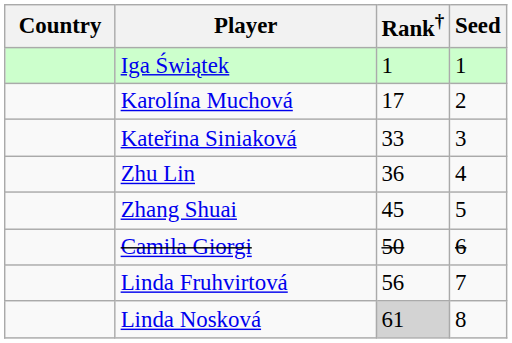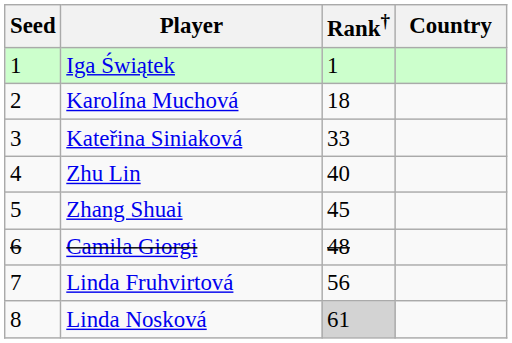columns swapped: (60, 25) <-> (478, 25)
(393, 101) 17 -> (339, 101) 18
(393, 173) 36 -> (339, 173) 40
(393, 246) 50 -> (339, 246) 48
